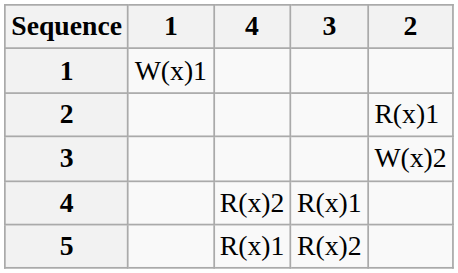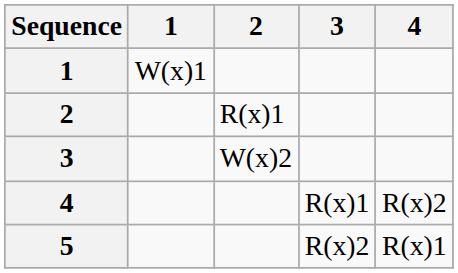columns swapped: (411, 26) <-> (252, 26)
